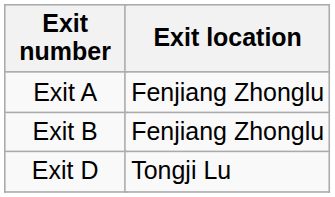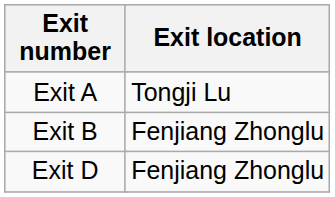(228, 91) Fenjiang Zhonglu -> (181, 91) Tongji Lu
(181, 171) Tongji Lu -> (228, 171) Fenjiang Zhonglu
